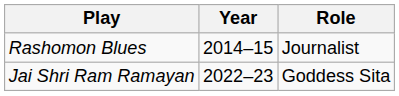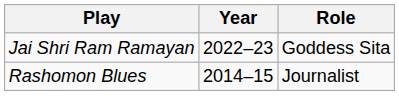rows swapped: (78, 47) <-> (102, 76)
